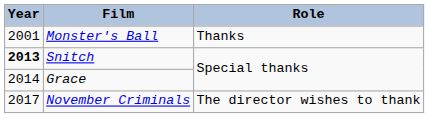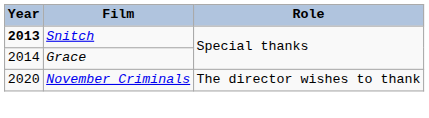- row: (102, 37)
(24, 102) 2017 -> (24, 80) 2020
